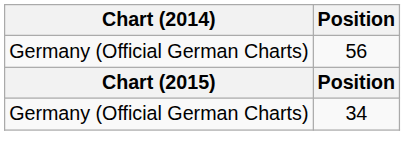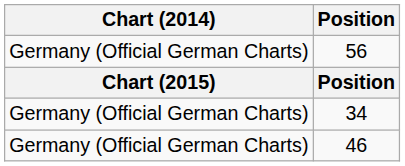+ row: (356, 144)
